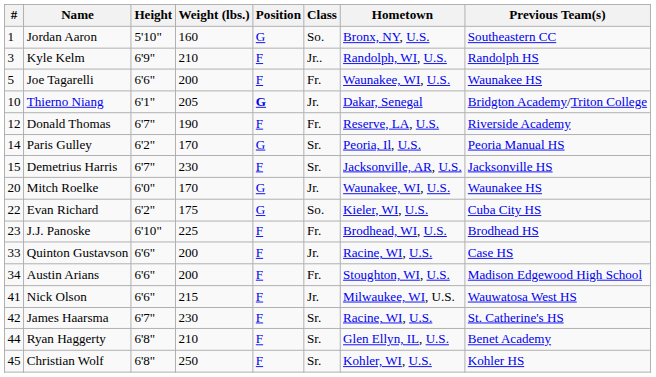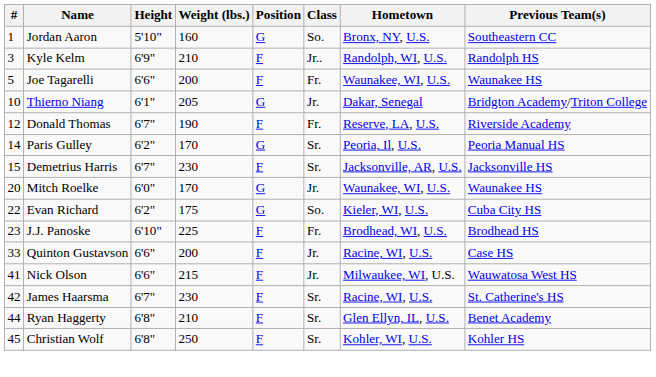(261, 102) bold -> (261, 102) normal
- row: (63, 275)
